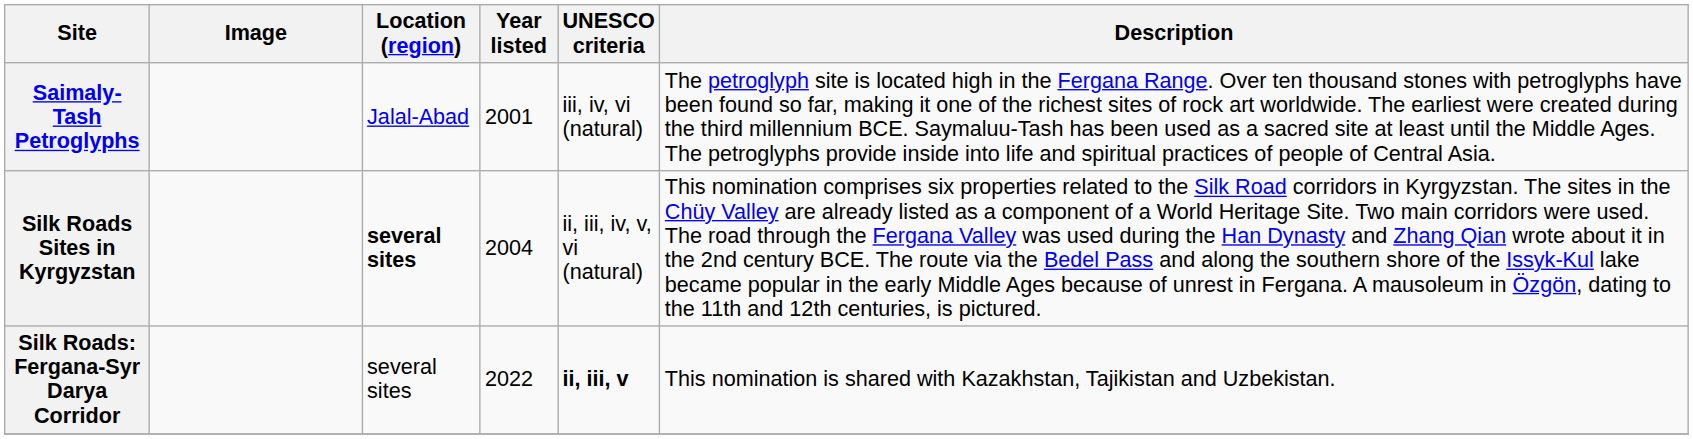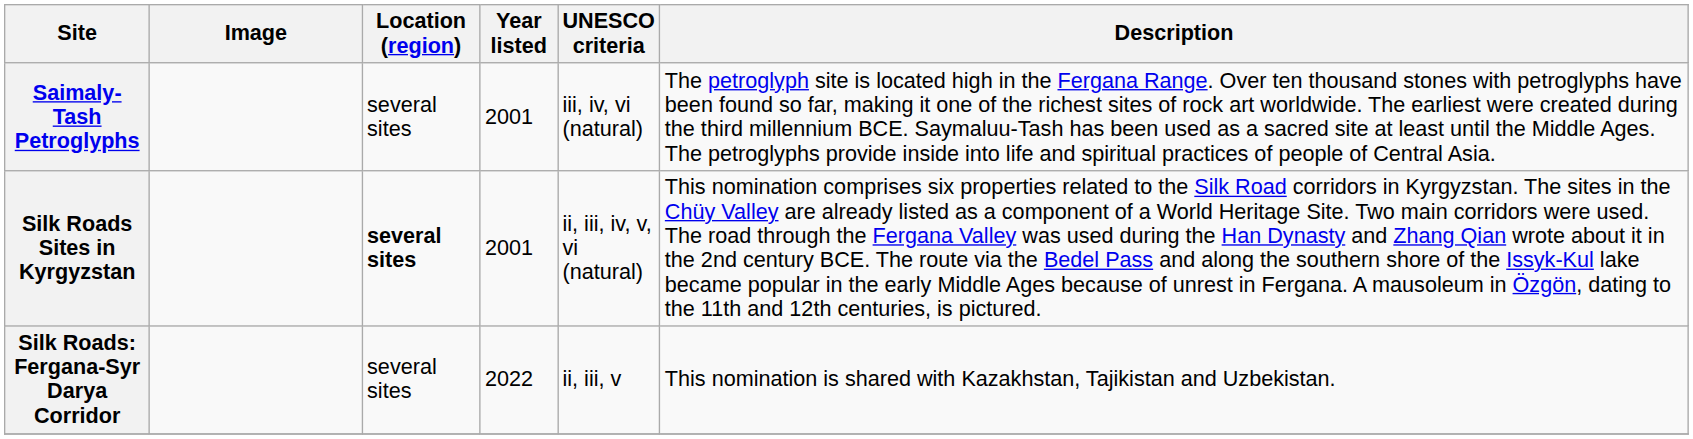(418, 116) Jalal-Abad -> (402, 116) several sites
(509, 248) 2004 -> (509, 248) 2001
(595, 379) bold -> (592, 379) normal
